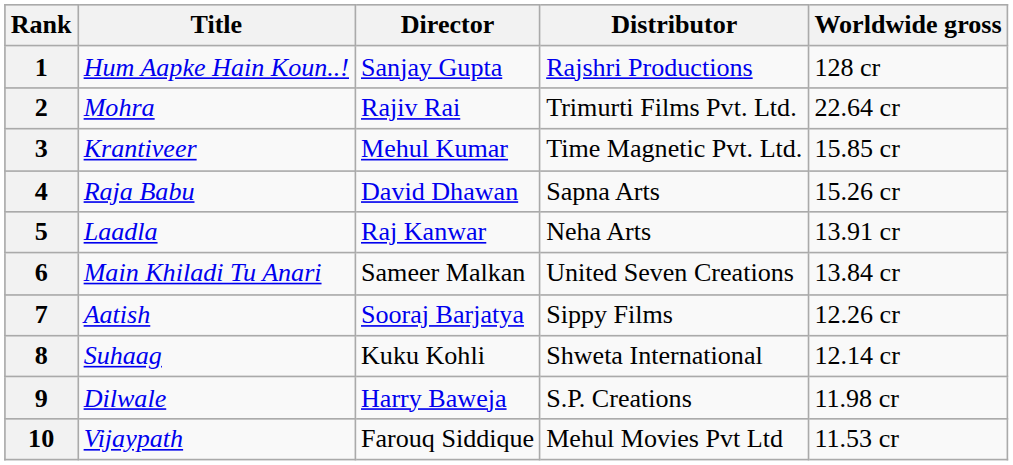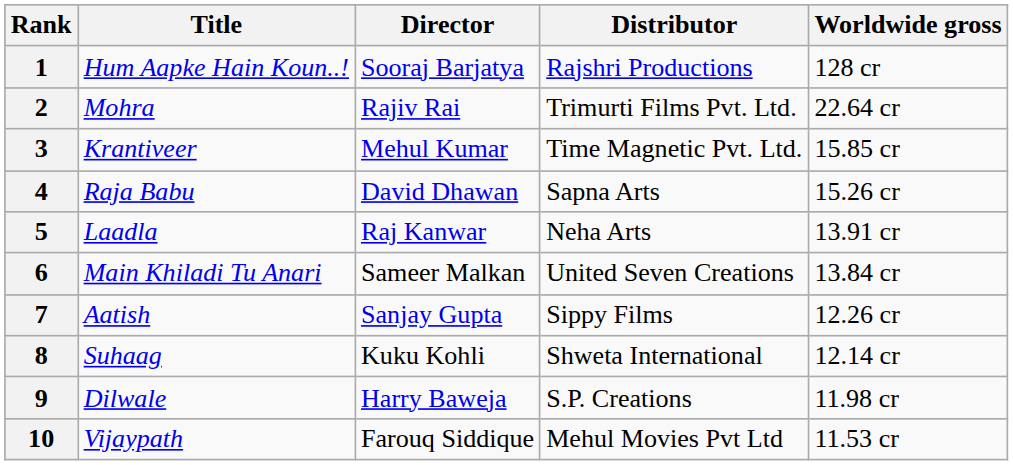(432, 66) Sanjay Gupta -> (442, 66) Sooraj Barjatya
(442, 314) Sooraj Barjatya -> (432, 314) Sanjay Gupta
